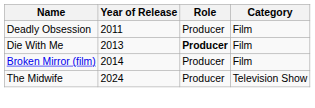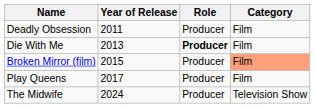(112, 62) 2014 -> (112, 62) 2015
(242, 62) no background -> (242, 62) lightsalmon background
+ row: (36, 78)
